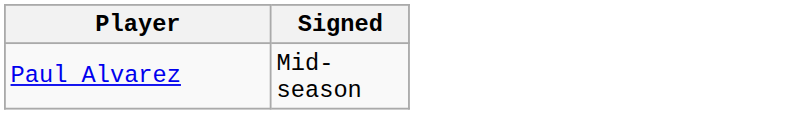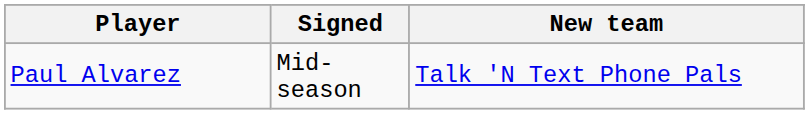+ column: (606, 24)
